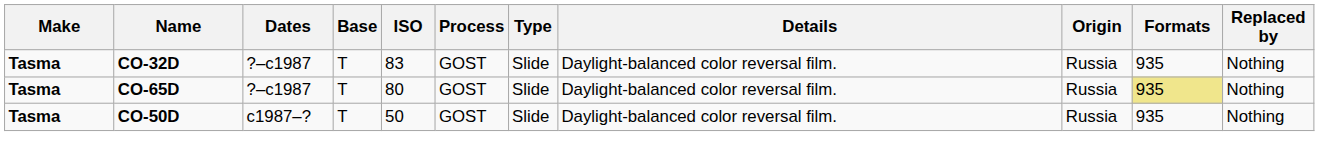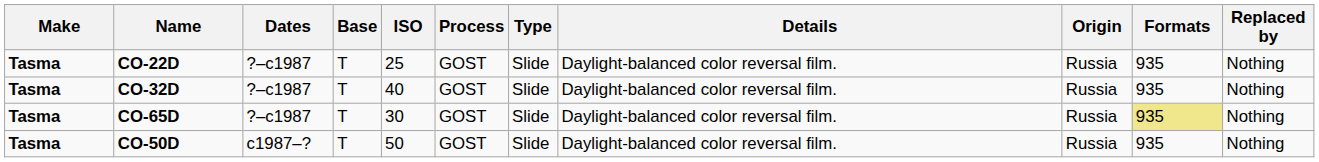+ row: (149, 63)
(394, 63) 83 -> (394, 90) 40
(394, 90) 80 -> (394, 116) 30
